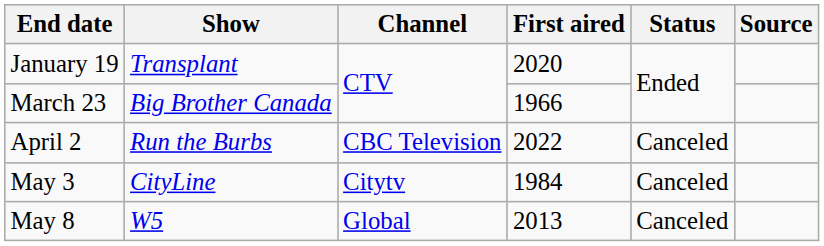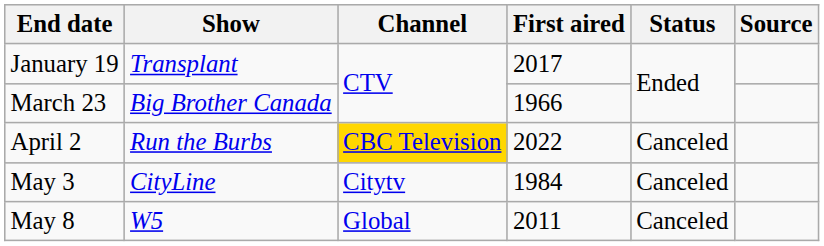(538, 63) 2020 -> (538, 63) 2017
(422, 142) no background -> (422, 142) gold background
(538, 220) 2013 -> (537, 220) 2011
